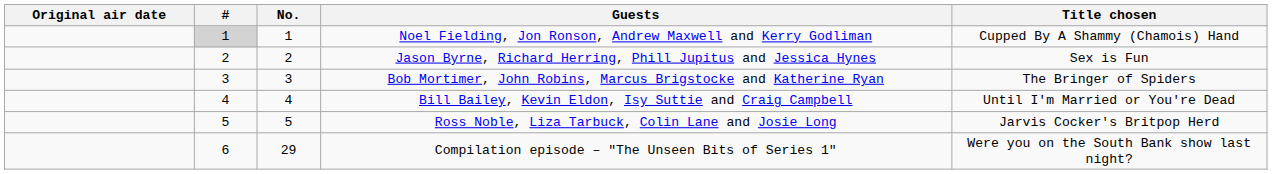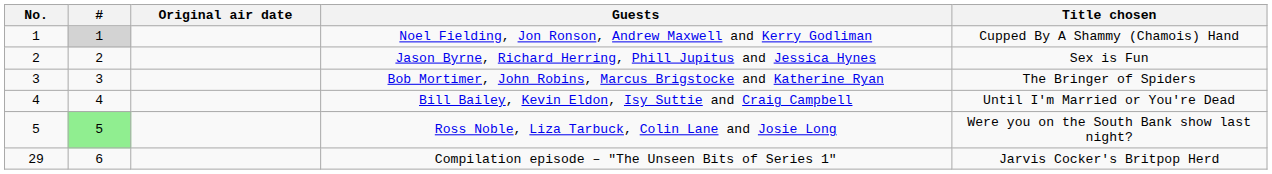columns swapped: (289, 15) <-> (99, 15)
(225, 122) no background -> (99, 130) lightgreen background
(1109, 122) Jarvis Cocker's Britpop Herd -> (1109, 130) Were you on the South Bank show last night?
(1109, 151) Were you on the South Bank show last night? -> (1109, 159) Jarvis Cocker's Britpop Herd
